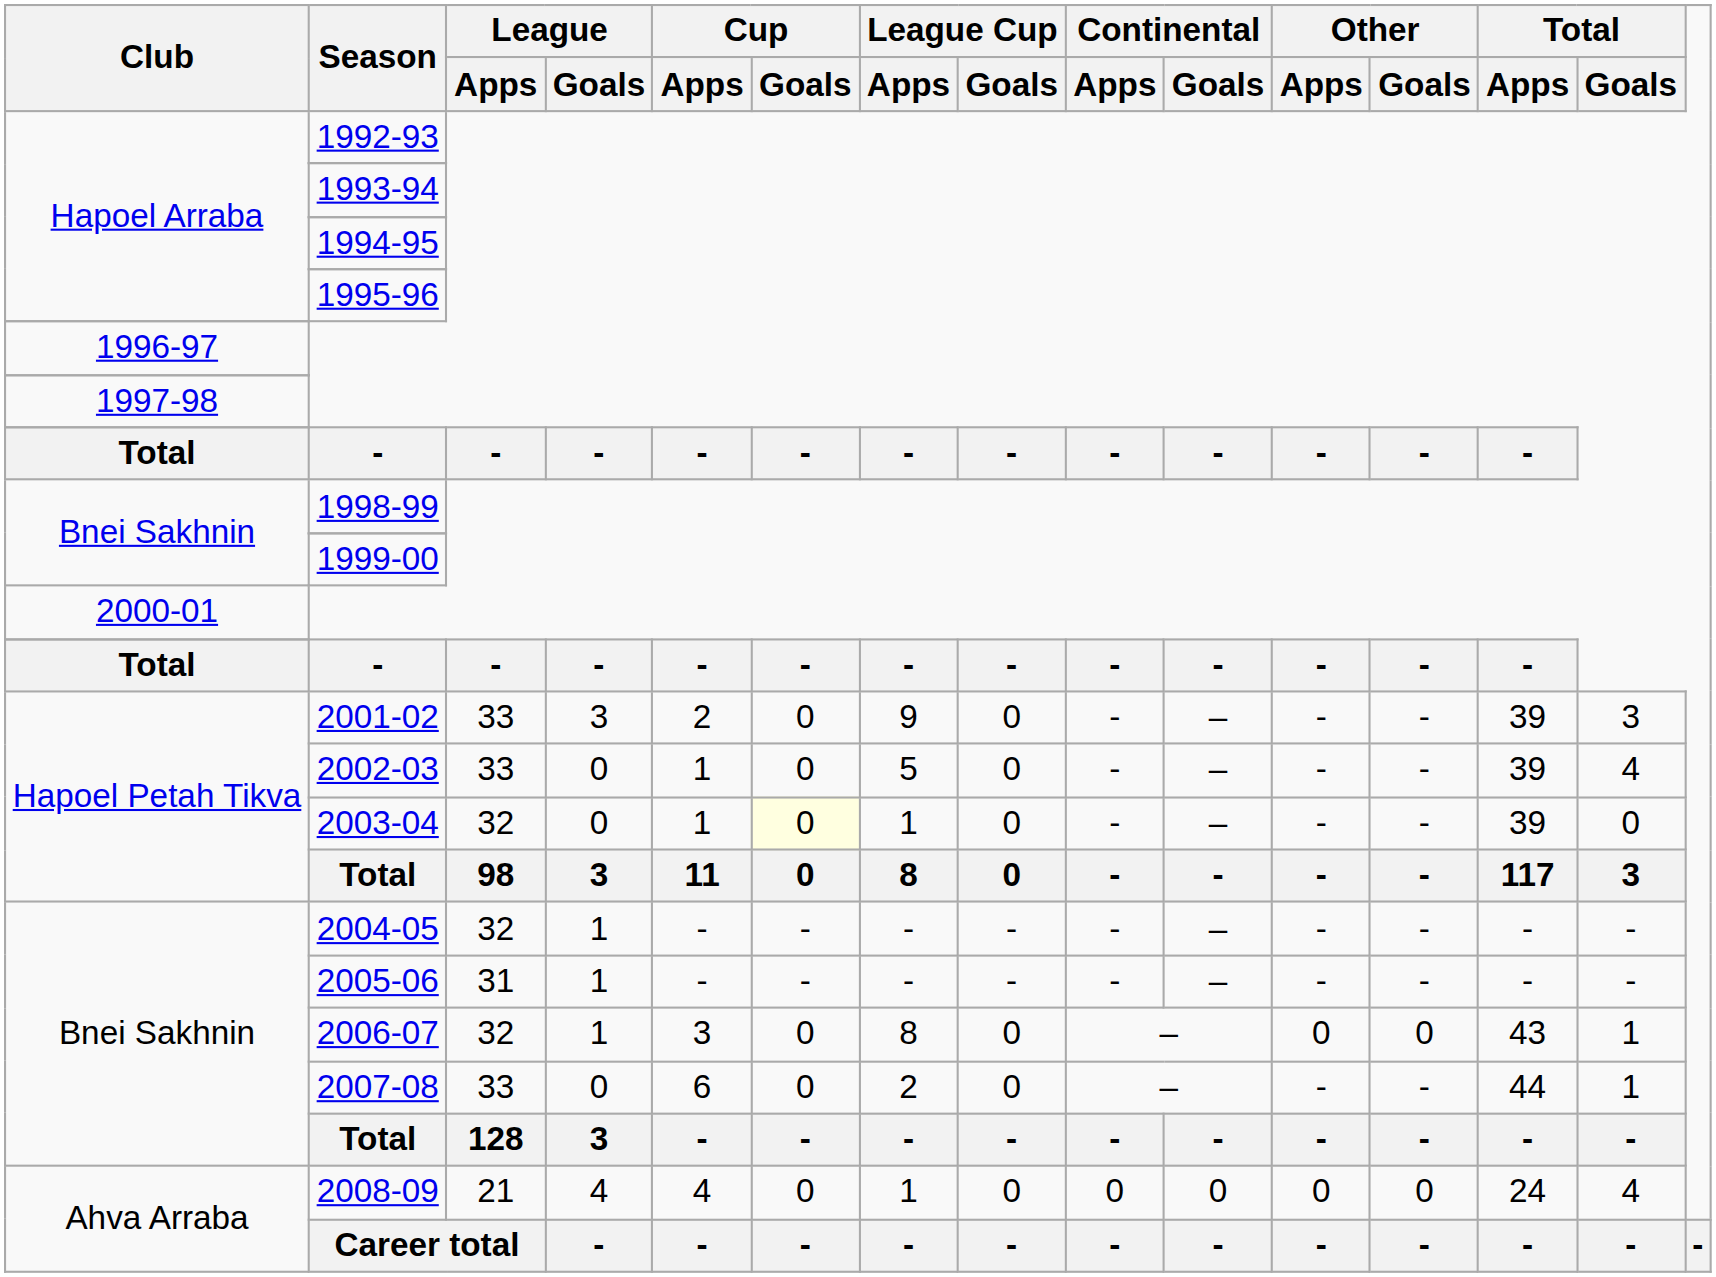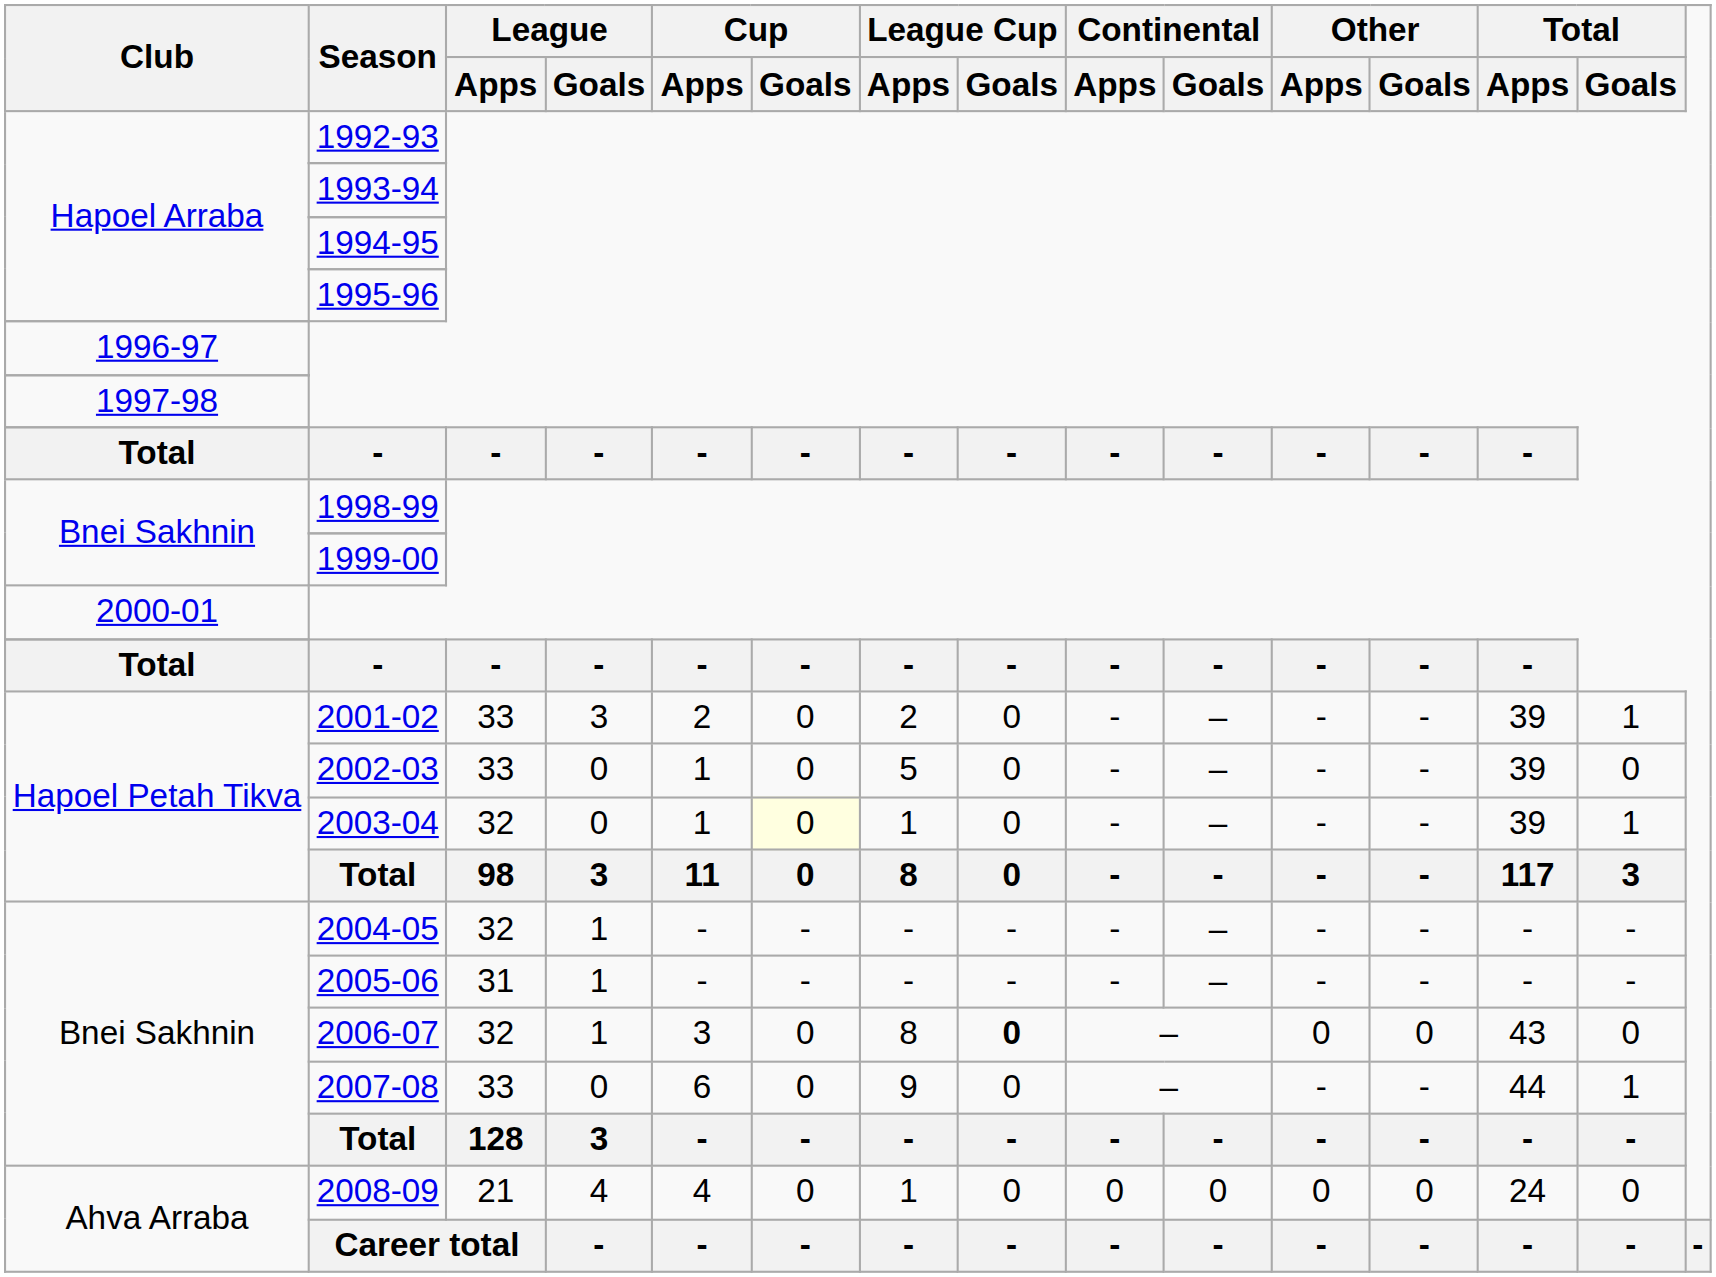(908, 717) 9 -> (908, 717) 2
(1631, 717) 3 -> (1631, 717) 1
(1631, 769) 4 -> (1631, 769) 0
(1631, 822) 0 -> (1631, 822) 1
(1012, 1033) normal -> (1012, 1033) bold
(1631, 1033) 1 -> (1631, 1033) 0
(908, 1086) 2 -> (908, 1086) 9
(1631, 1192) 4 -> (1631, 1192) 0
